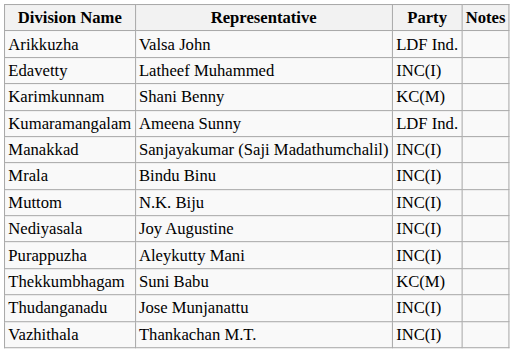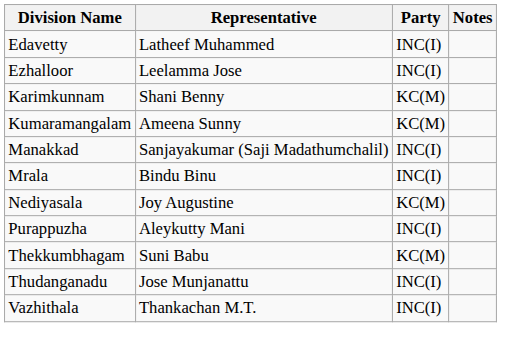- row: (43, 44)
+ row: (41, 70)
(427, 123) LDF Ind. -> (421, 123) KC(M)
- row: (35, 202)
(419, 228) INC(I) -> (421, 202) KC(M)
